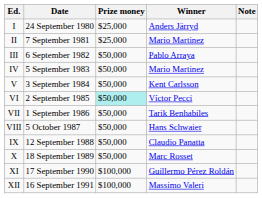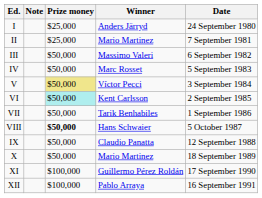columns swapped: (60, 12) <-> (247, 12)
(172, 55) Pablo Arraya -> (126, 55) Massimo Valeri
(176, 70) Mario Martinez -> (120, 70) Marc Rosset
(112, 84) no background -> (62, 84) khaki background
(174, 84) Kent Carlsson -> (120, 84) Víctor Pecci
(170, 99) Víctor Pecci -> (123, 99) Kent Carlsson
(112, 128) normal -> (62, 128) bold
(171, 157) Marc Rosset -> (126, 157) Mario Martinez
(176, 185) Massimo Valeri -> (121, 185) Pablo Arraya
